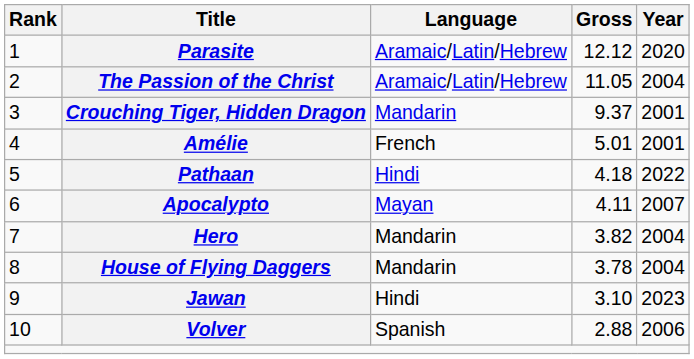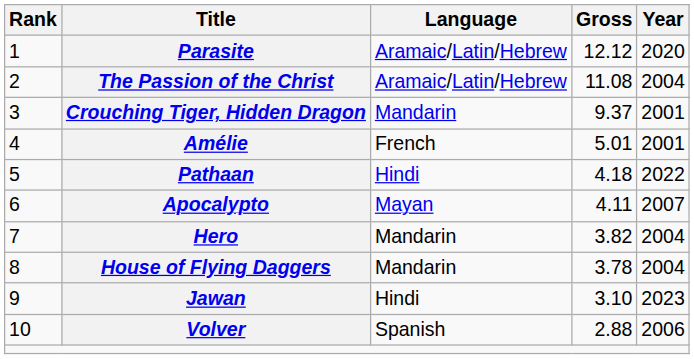(609, 81) 11.05 -> (609, 81) 11.08
